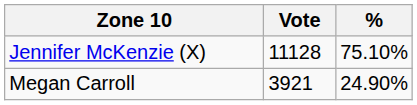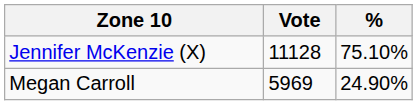(291, 83) 3921 -> (291, 83) 5969
